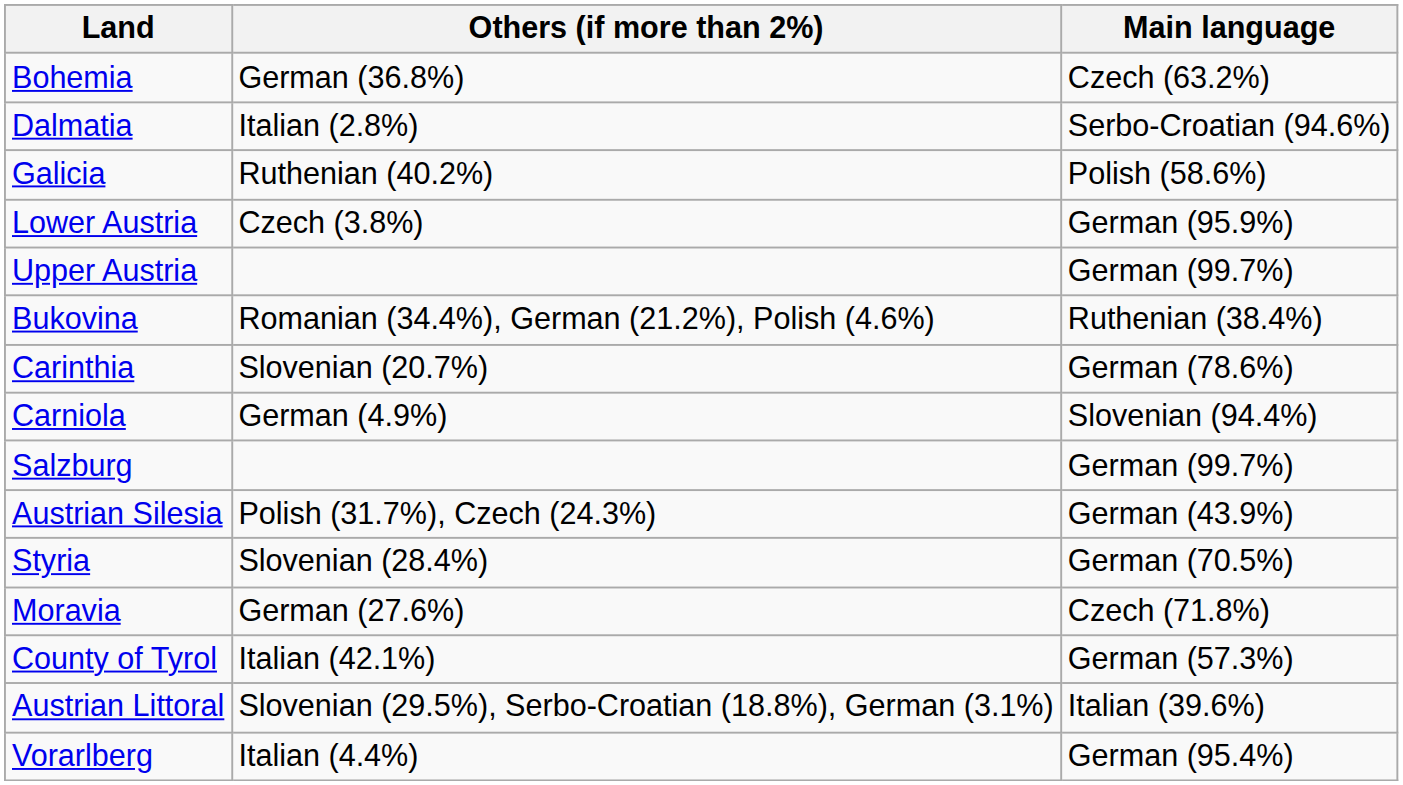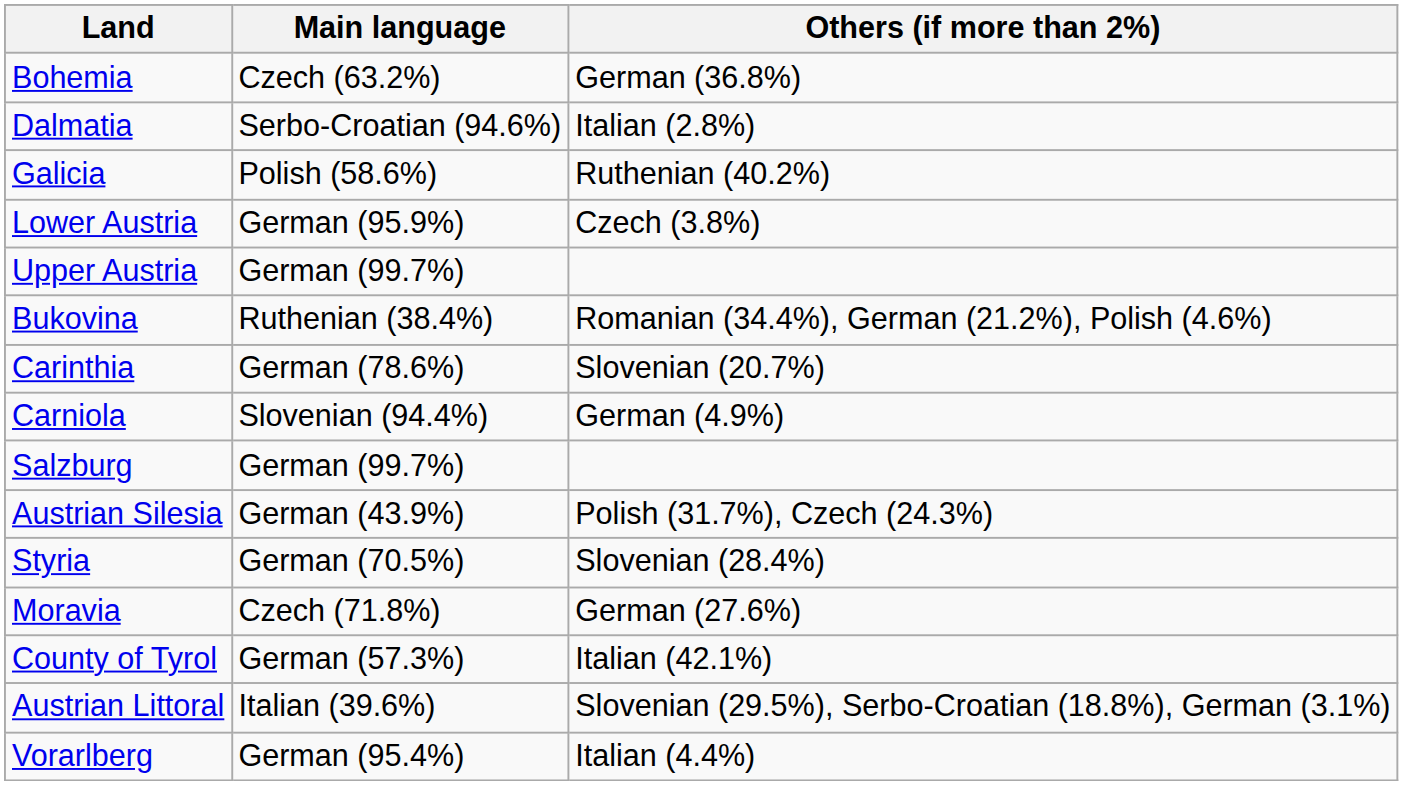columns swapped: (1229, 28) <-> (646, 28)
